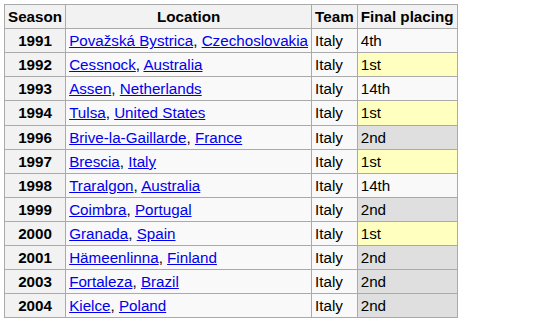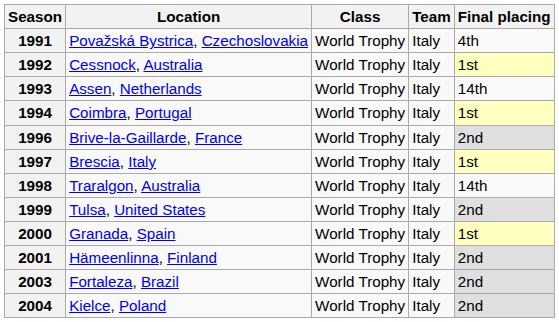+ column: (360, 17)
(137, 113) Tulsa, United States -> (130, 113) Coimbra, Portugal
(130, 209) Coimbra, Portugal -> (137, 209) Tulsa, United States
